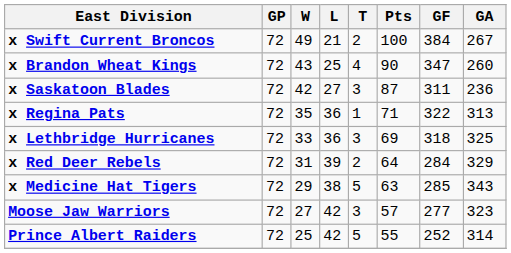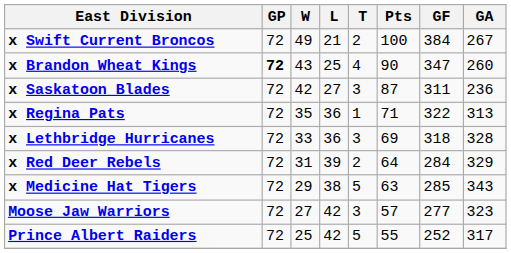(275, 65) normal -> (275, 65) bold
(480, 139) 325 -> (480, 139) 328
(480, 236) 314 -> (480, 236) 317
